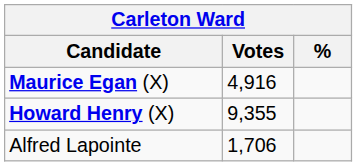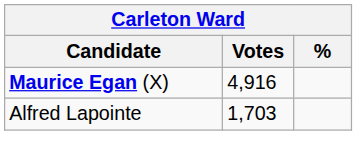- row: (92, 113)
(252, 144) 1,706 -> (252, 113) 1,703
